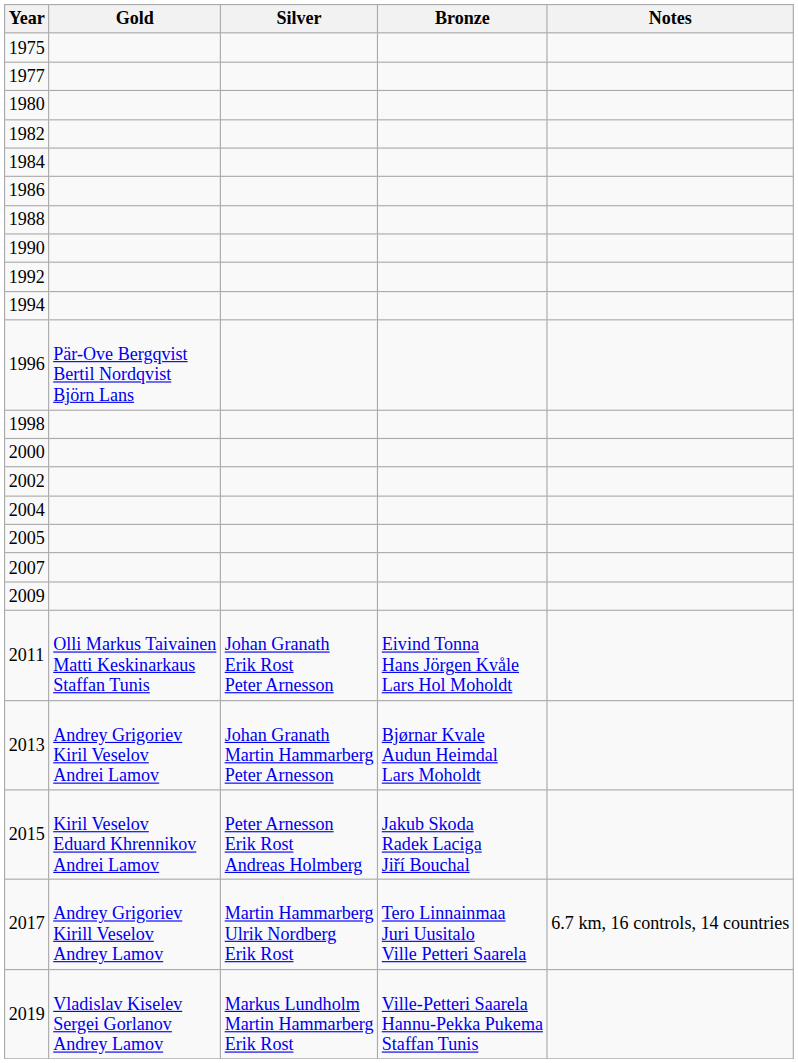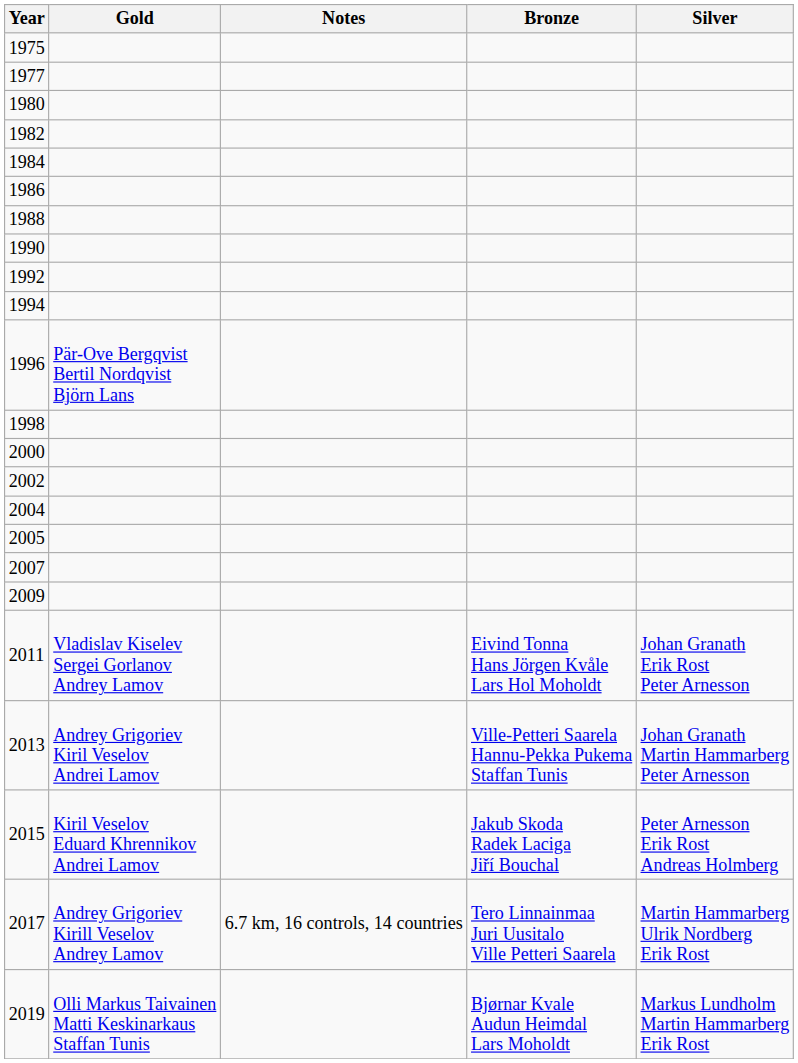columns swapped: (299, 18) <-> (670, 18)
(135, 665) Olli Markus Taivainen Matti Keskinarkaus Staffan Tunis -> (118, 665) Vladislav Kiselev Sergei Gorlanov Andrey Lamov
(440, 755) Bjørnar Kvale Audun Heimdal Lars Moholdt -> (552, 755) Ville-Petteri Saarela Hannu-Pekka Pukema Staffan Tunis
(118, 1024) Vladislav Kiselev Sergei Gorlanov Andrey Lamov -> (135, 1024) Olli Markus Taivainen Matti Keskinarkaus Staffan Tunis
(462, 1024) Ville-Petteri Saarela Hannu-Pekka Pukema Staffan Tunis -> (529, 1024) Bjørnar Kvale Audun Heimdal Lars Moholdt
